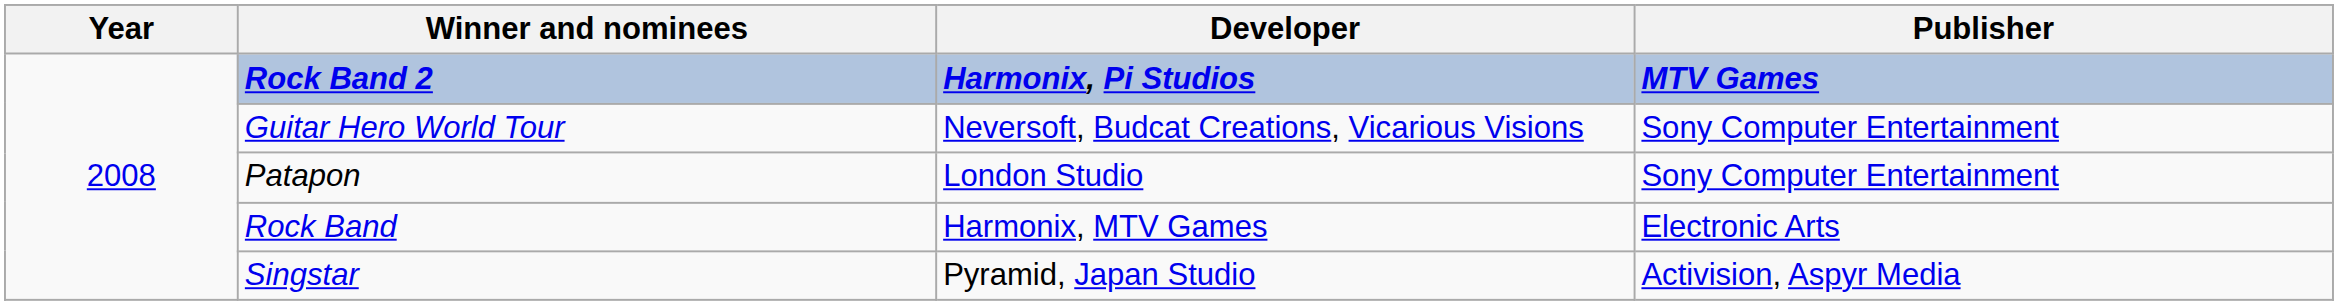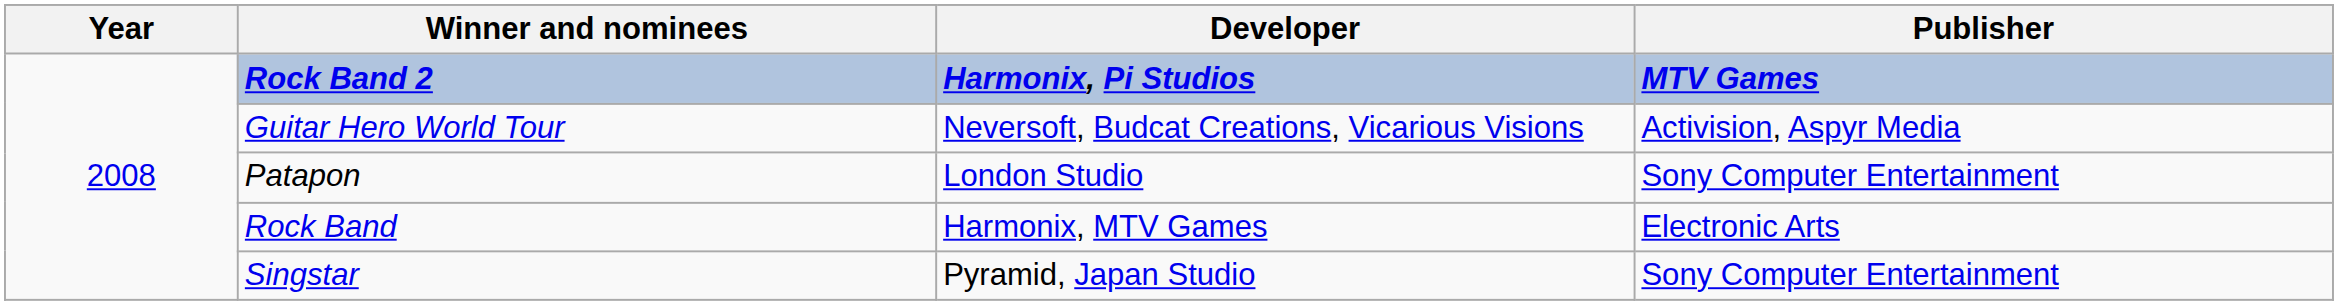(1850, 127) Sony Computer Entertainment -> (1801, 127) Activision, Aspyr Media
(1801, 275) Activision, Aspyr Media -> (1850, 275) Sony Computer Entertainment
